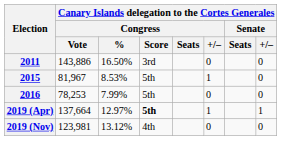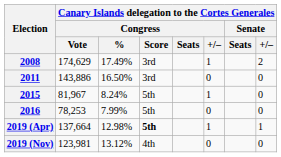+ row: (30, 61)
(114, 77) 8.53% -> (114, 94) 8.24%
(117, 110) 12.97% -> (117, 126) 12.98%
